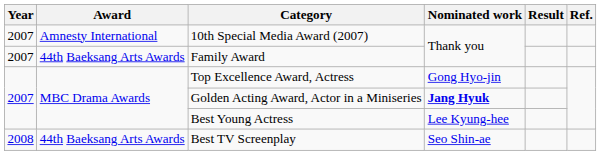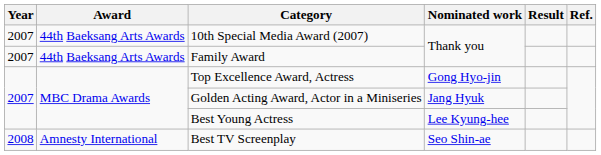(99, 35) Amnesty International -> (112, 35) 44th Baeksang Arts Awards
(458, 98) bold -> (456, 98) normal
(112, 139) 44th Baeksang Arts Awards -> (99, 139) Amnesty International
